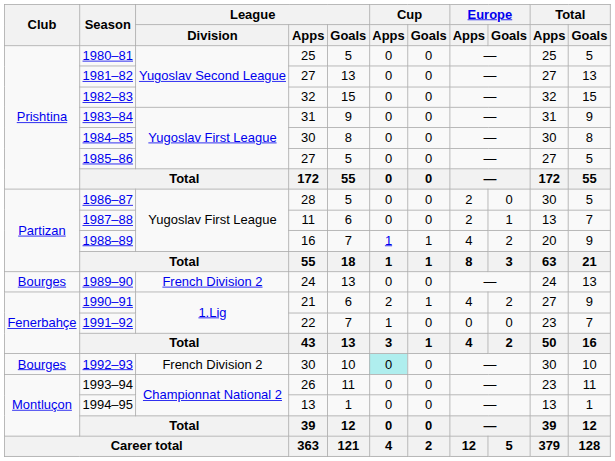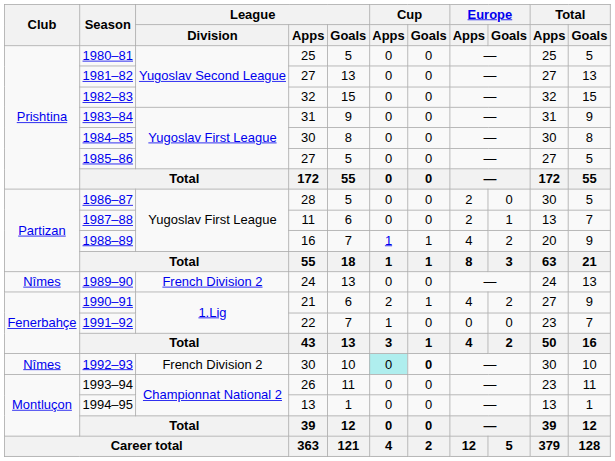(42, 281) Bourges -> (42, 281) Nîmes
(42, 364) Bourges -> (42, 364) Nîmes
(429, 364) normal -> (429, 364) bold
